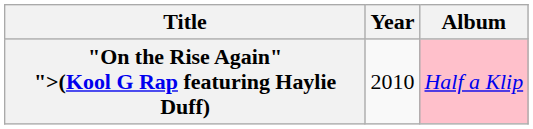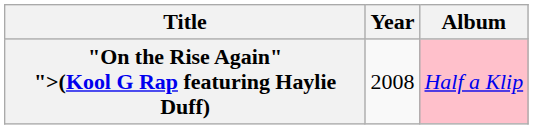(392, 81) 2010 -> (392, 81) 2008
